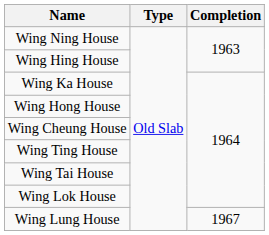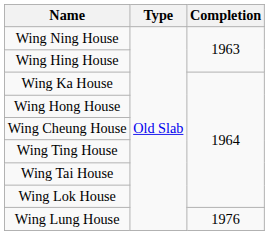(226, 219) 1967 -> (226, 219) 1976
